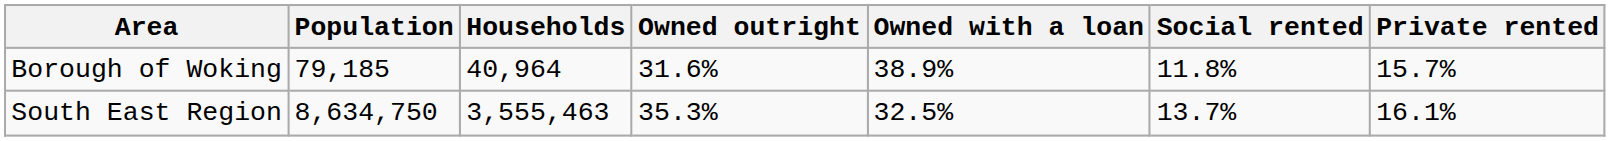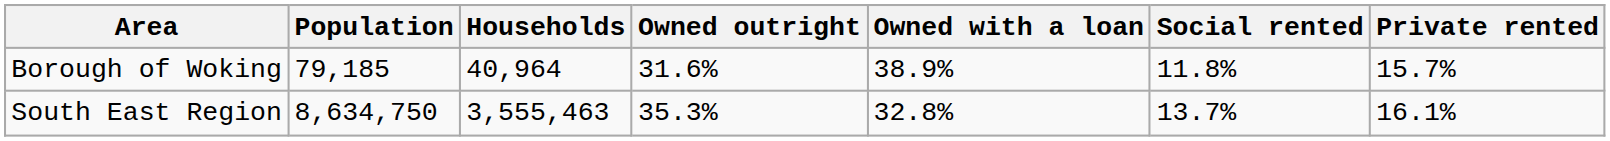(913, 113) 32.5% -> (913, 113) 32.8%
